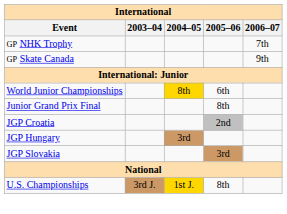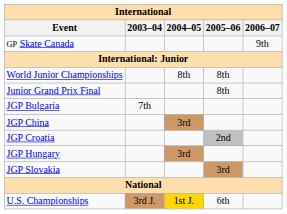- row: (39, 43)
(184, 91) gold background -> (184, 75) no background
(223, 91) 6th -> (223, 75) 8th
+ row: (33, 106)
+ row: (28, 122)
(223, 185) 8th -> (223, 201) 6th
